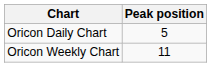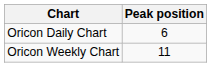(164, 33) 5 -> (164, 33) 6
